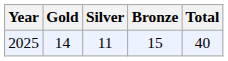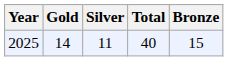columns swapped: (155, 17) <-> (202, 17)
